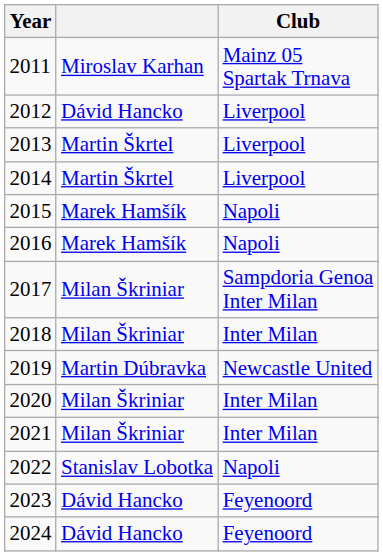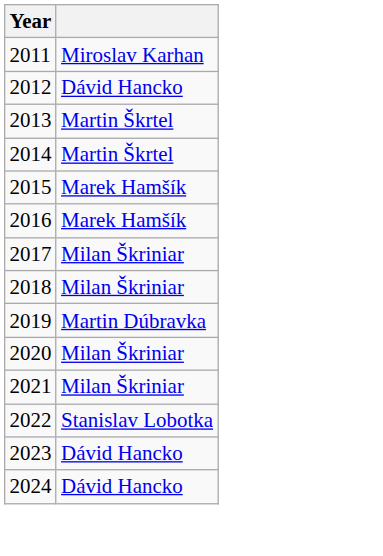- column: (298, 21)
